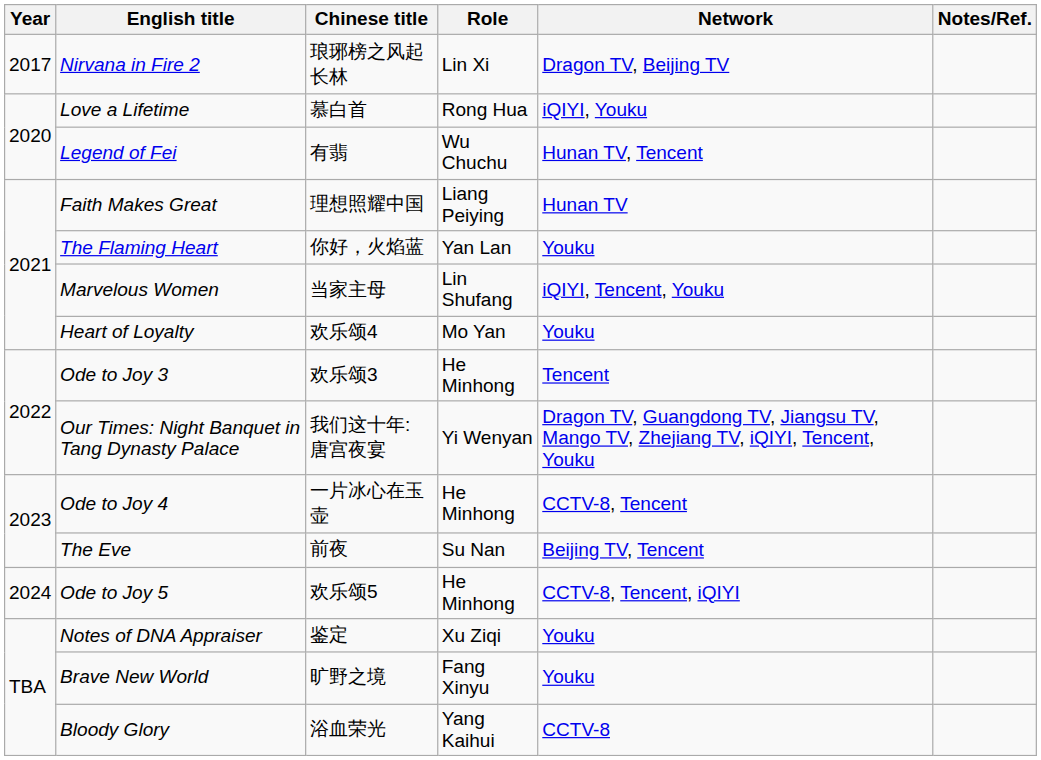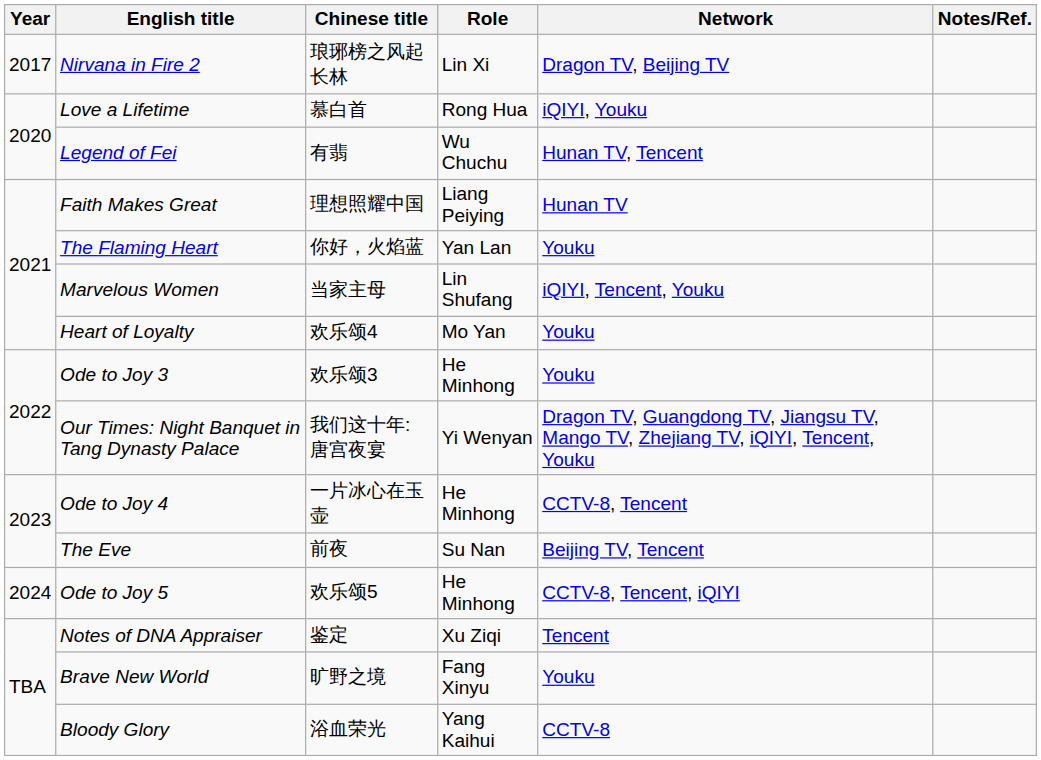(576, 375) Tencent -> (568, 375) Youku
(568, 635) Youku -> (576, 635) Tencent
